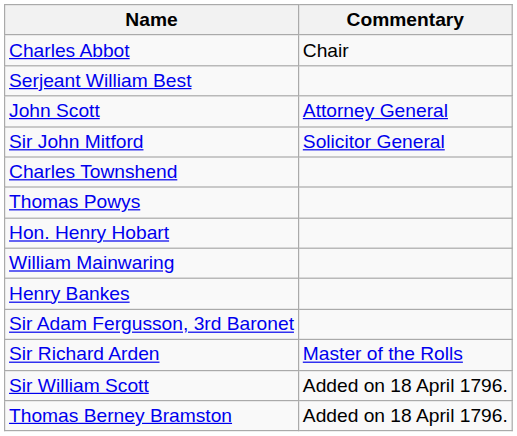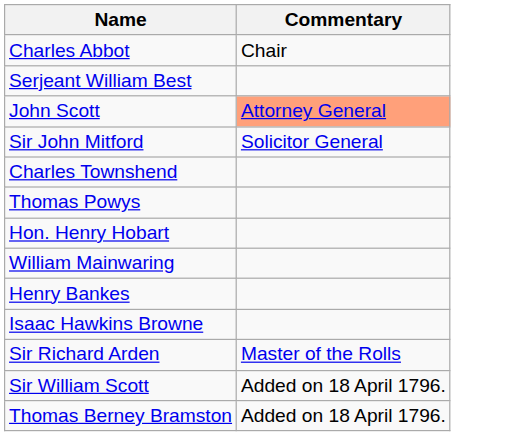(375, 111) no background -> (313, 111) lightsalmon background
+ row: (106, 324)
- row: (151, 324)
